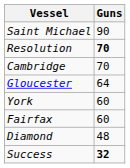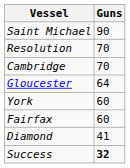(103, 48) bold -> (103, 48) normal
(103, 136) 48 -> (103, 136) 41
